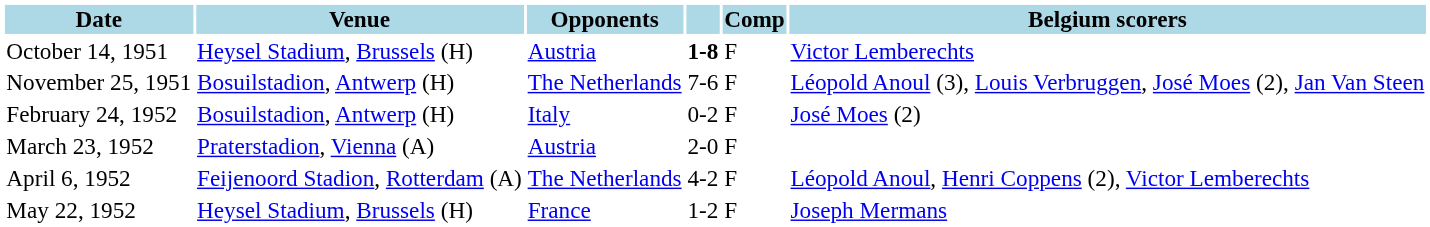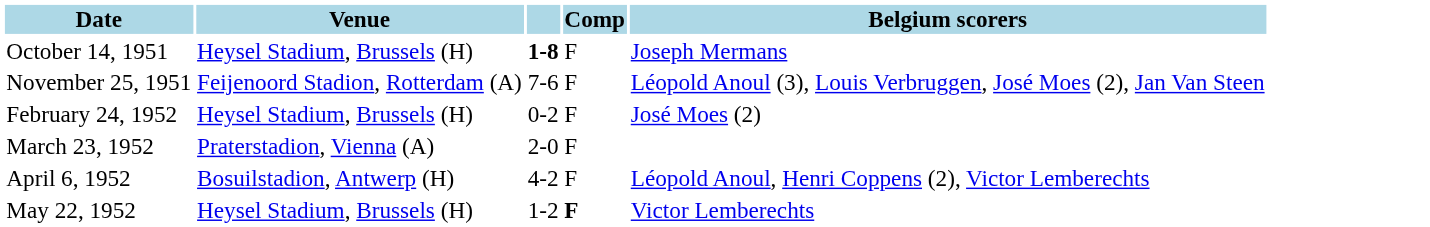- column: (605, 19)
(882, 51) Victor Lemberechts -> (709, 51) Joseph Mermans
(326, 82) Bosuilstadion, Antwerp (H) -> (359, 82) Feijenoord Stadion, Rotterdam (A)
(326, 114) Bosuilstadion, Antwerp (H) -> (335, 114) Heysel Stadium, Brussels (H)
(359, 178) Feijenoord Stadion, Rotterdam (A) -> (326, 178) Bosuilstadion, Antwerp (H)
(731, 210) normal -> (571, 210) bold
(869, 210) Joseph Mermans -> (723, 210) Victor Lemberechts
